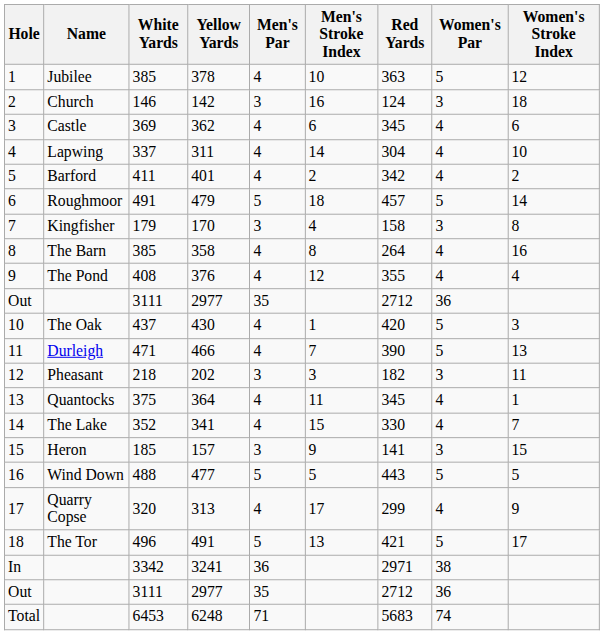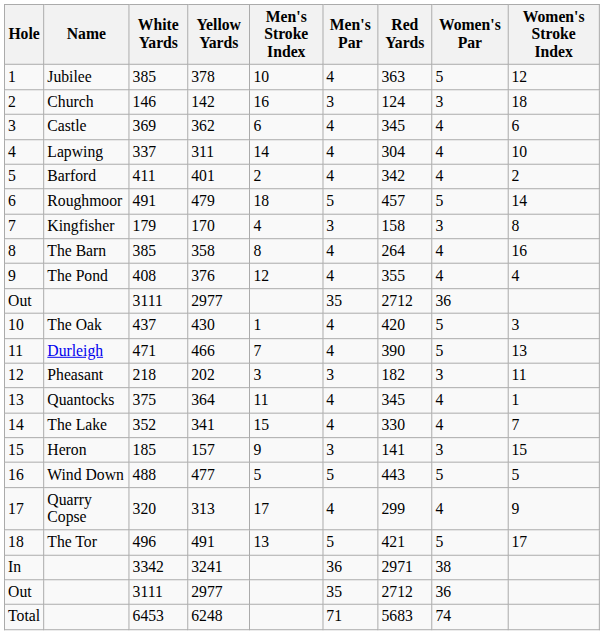columns swapped: (277, 34) <-> (341, 34)
